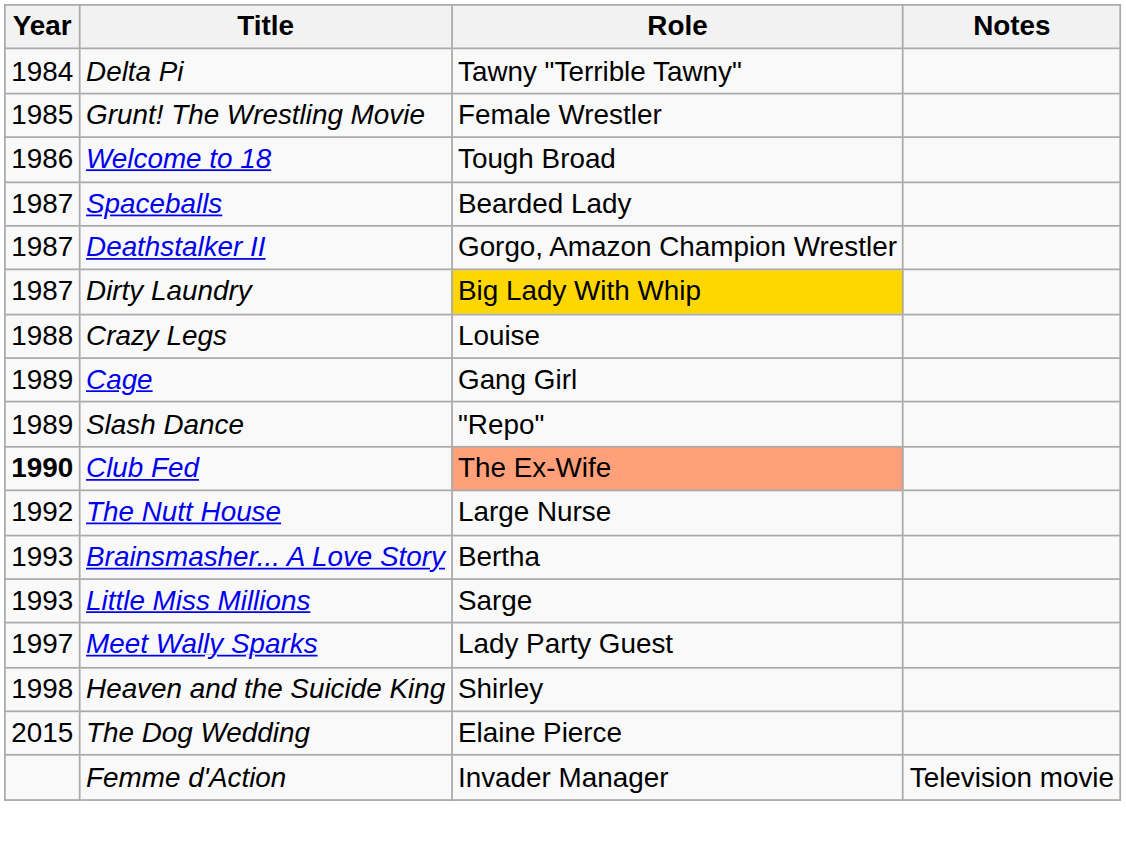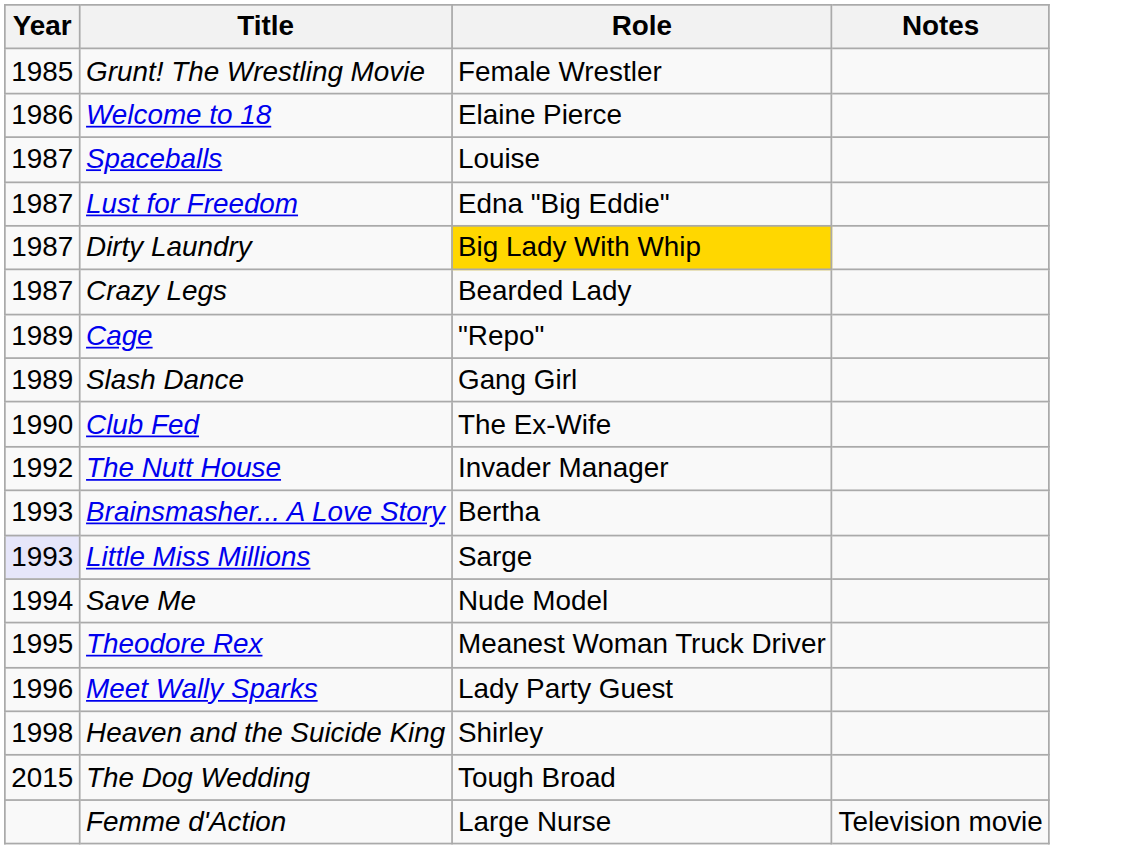- row: (135, 70)
(537, 159) Tough Broad -> (540, 114) Elaine Pierce
(545, 203) Bearded Lady -> (499, 159) Louise
+ row: (192, 203)
- row: (176, 247)
(42, 335) 1988 -> (42, 291) 1987
(499, 335) Louise -> (545, 291) Bearded Lady
(518, 379) Gang Girl -> (501, 335) "Repo"
(501, 423) "Repo" -> (518, 379) Gang Girl
(42, 468) bold -> (42, 423) normal
(535, 468) lightsalmon background -> (535, 423) no background
(535, 512) Large Nurse -> (563, 468) Invader Manager
(42, 600) no background -> (42, 556) lavender background
+ row: (141, 600)
+ row: (174, 644)
(42, 644) 1997 -> (42, 688) 1996
(540, 733) Elaine Pierce -> (537, 777) Tough Broad
(563, 777) Invader Manager -> (535, 821) Large Nurse
